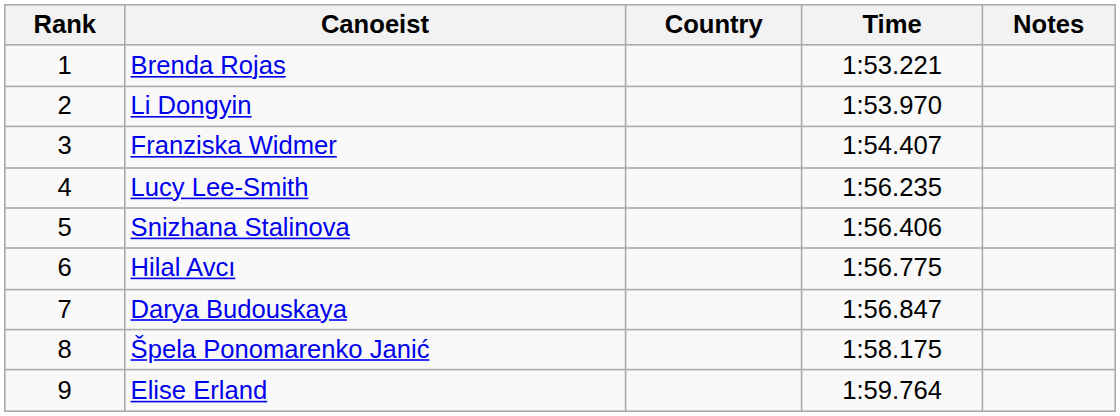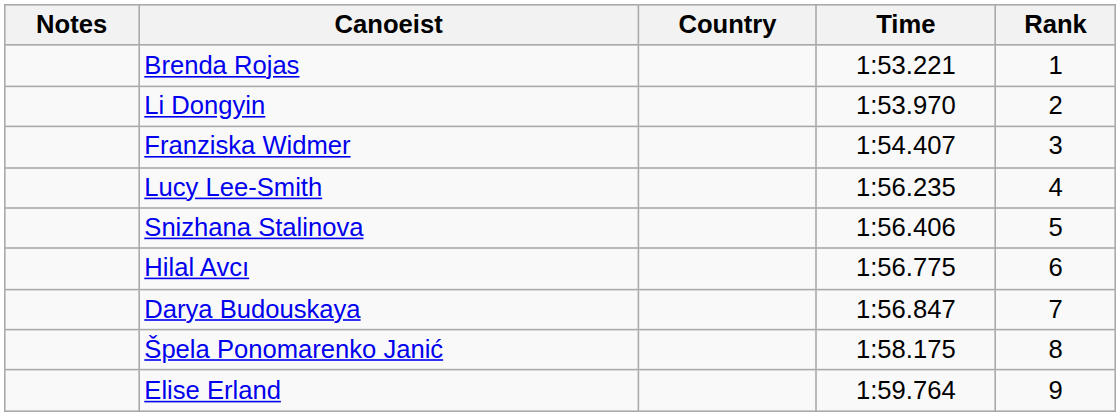columns swapped: (65, 24) <-> (1049, 24)
